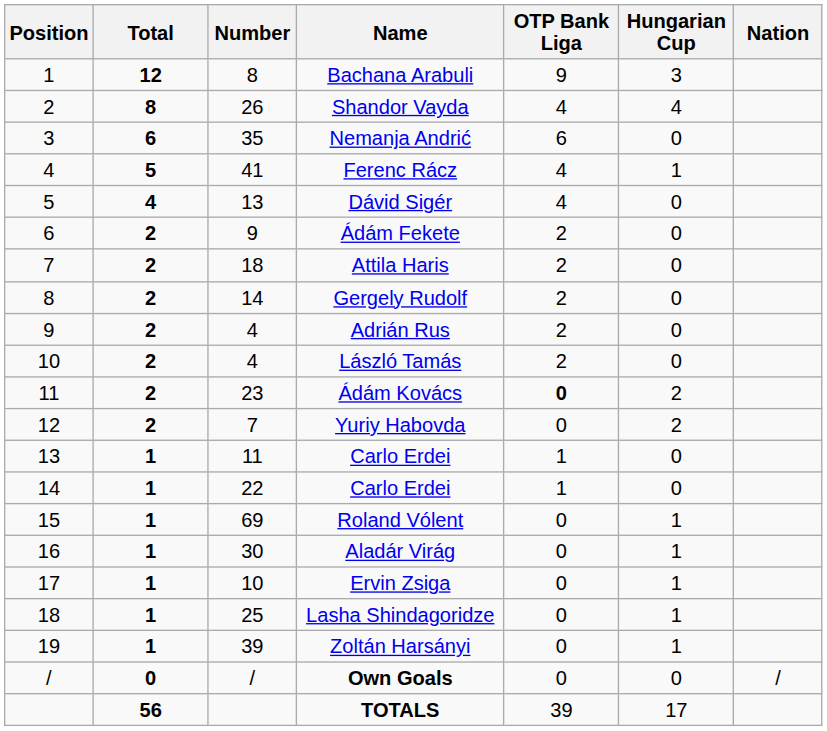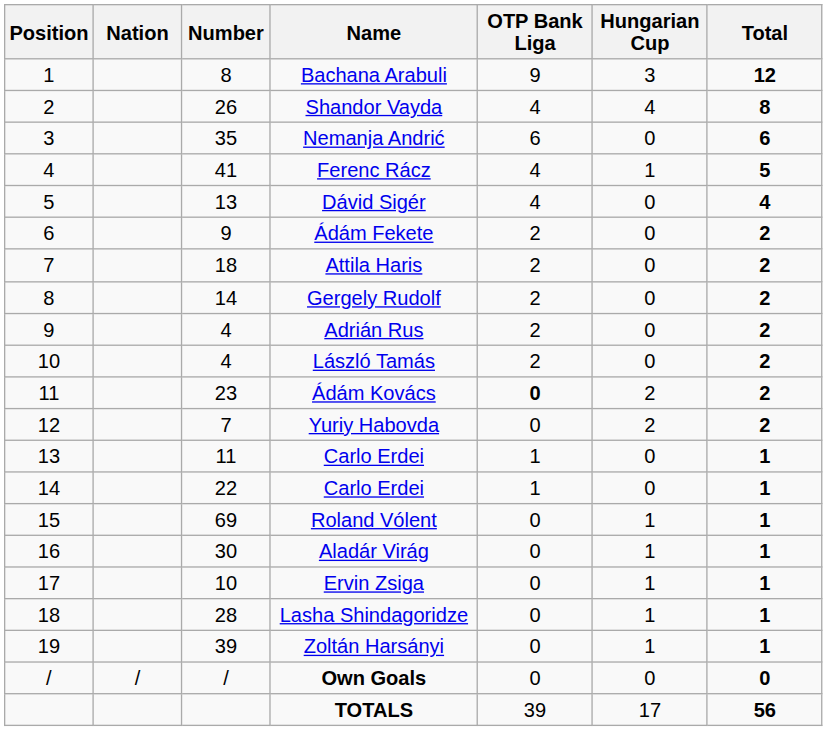columns swapped: (778, 32) <-> (151, 32)
(252, 615) 25 -> (226, 615) 28
